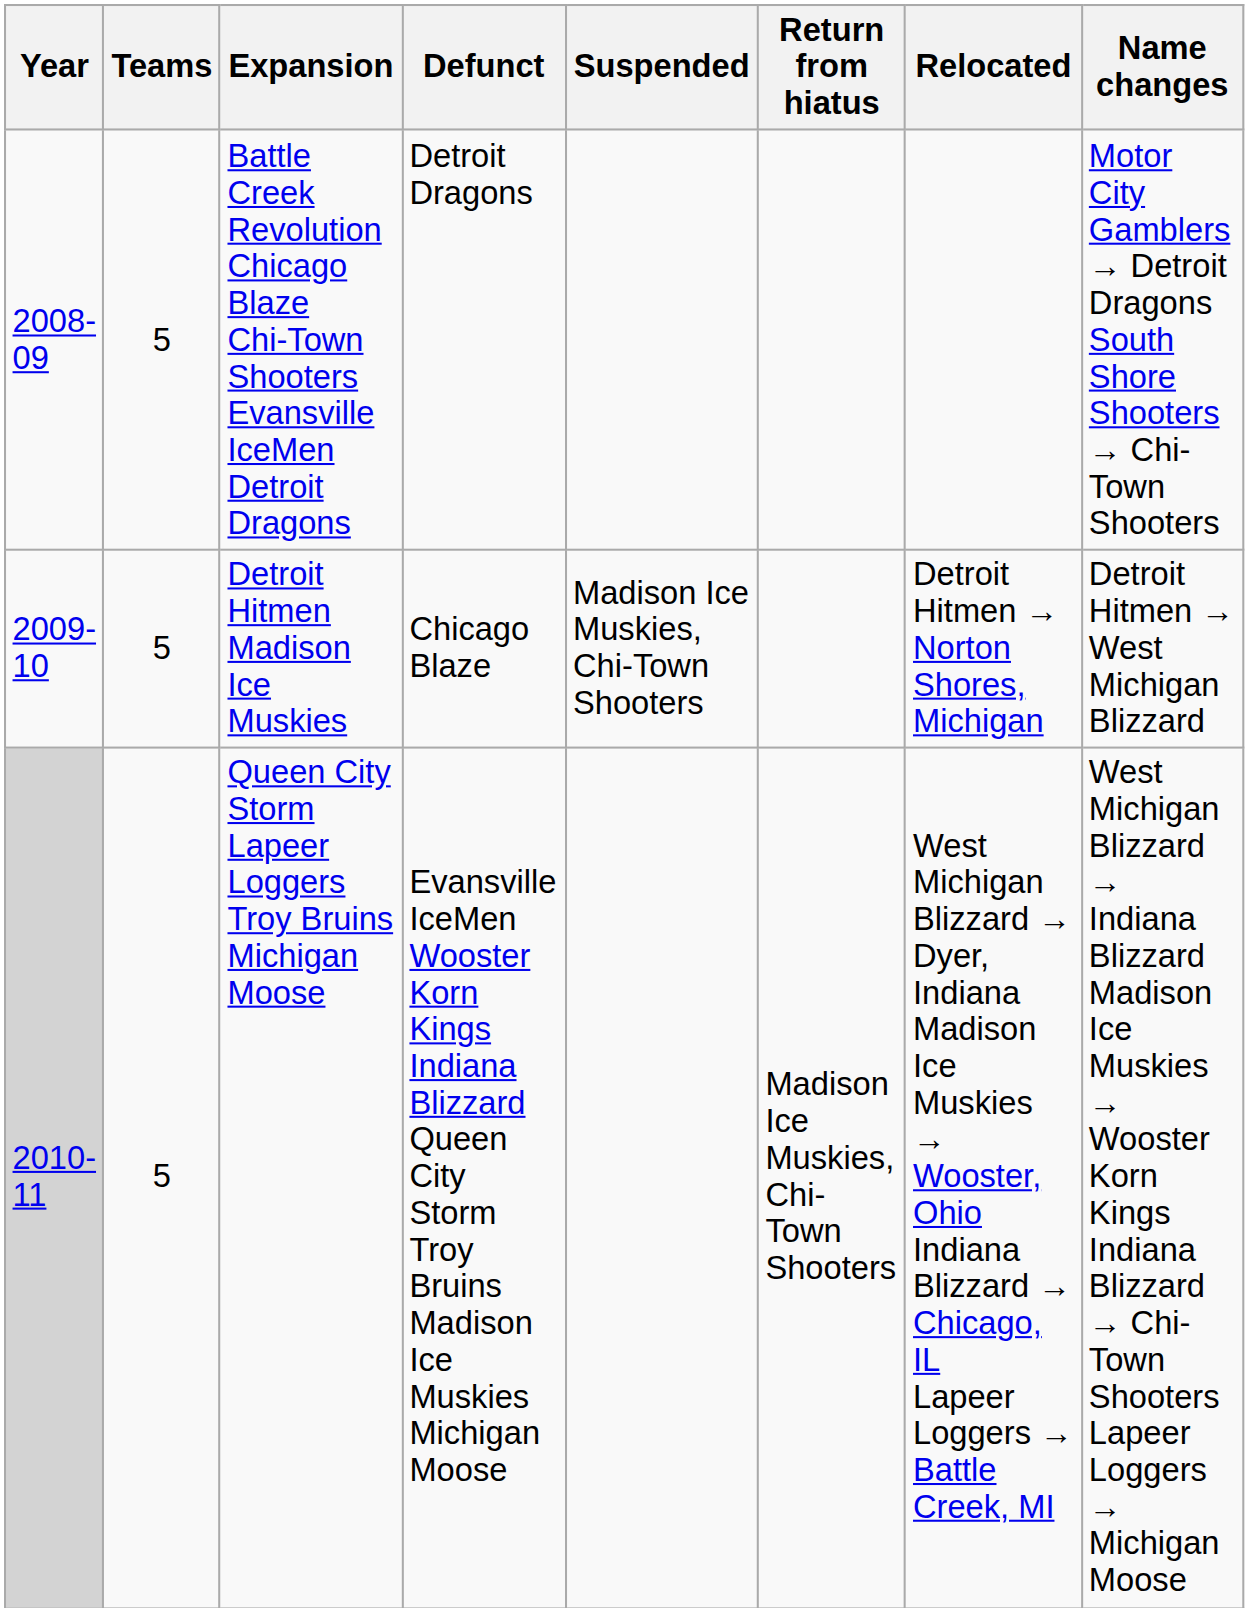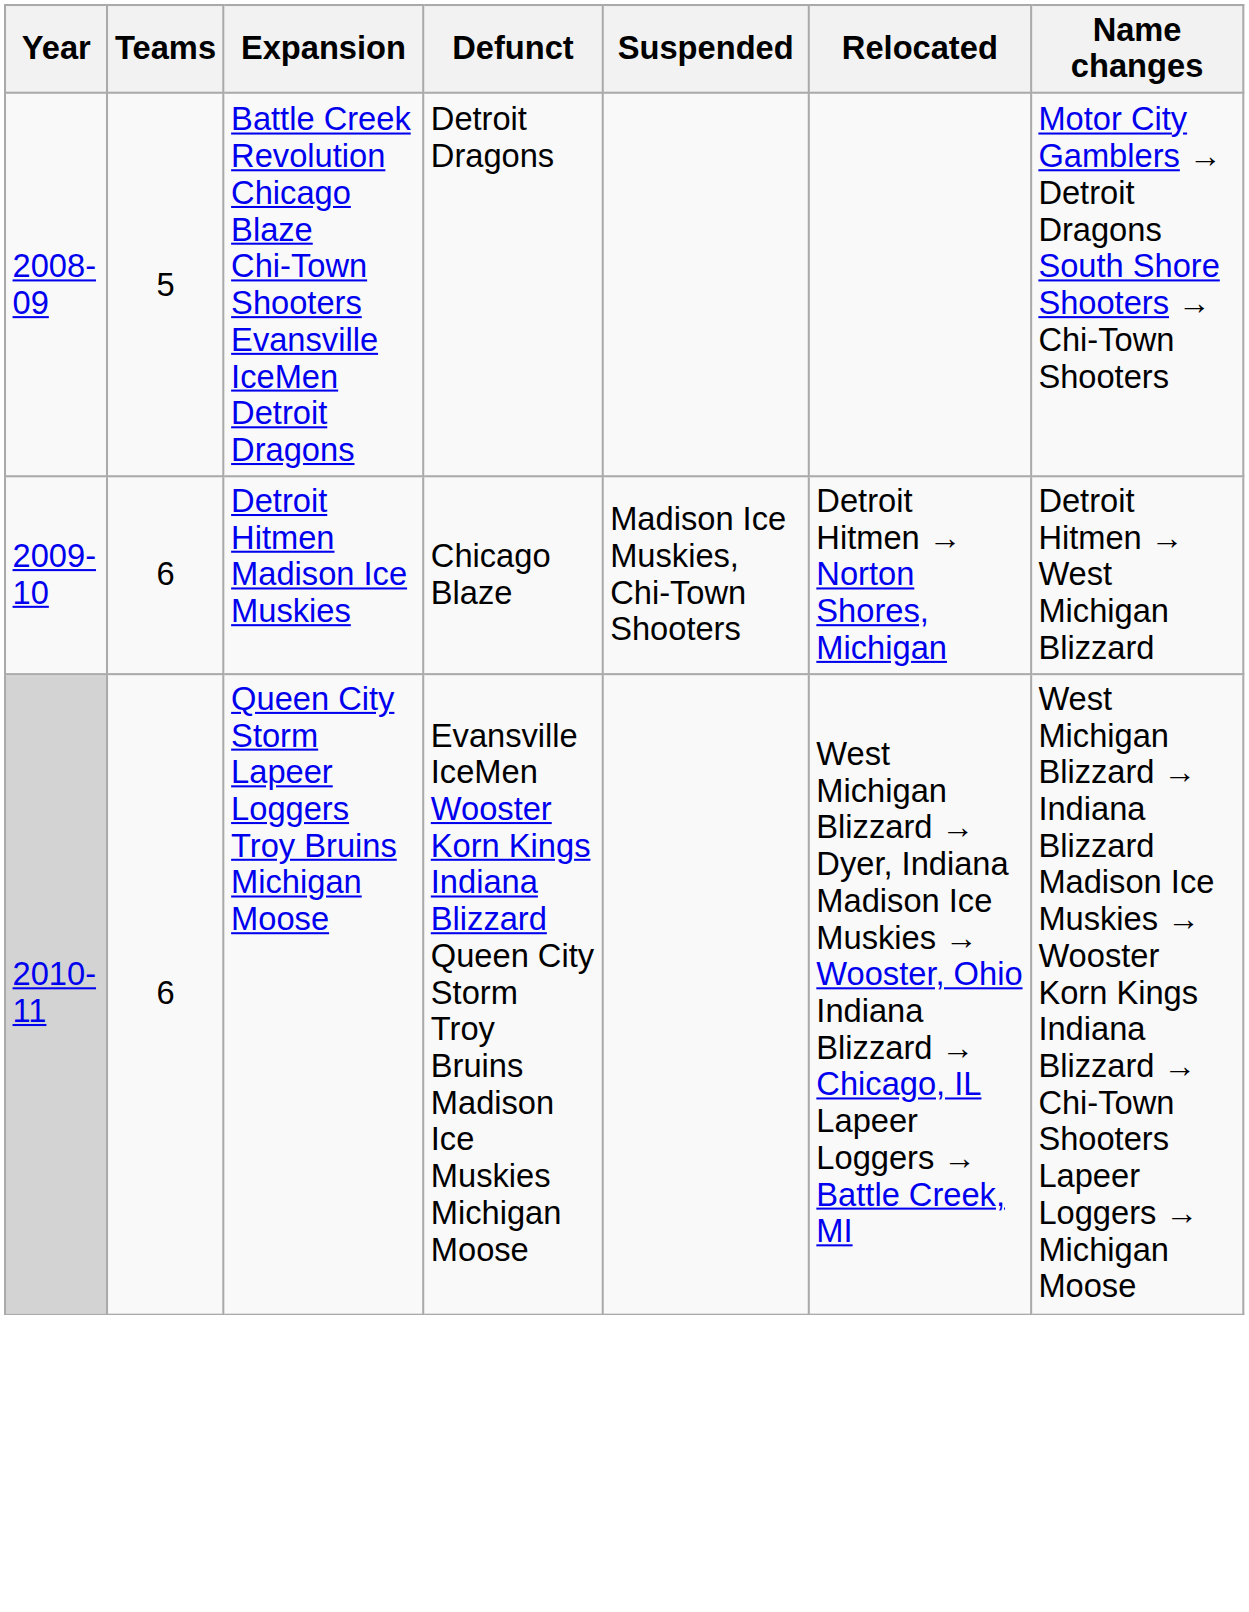- column: (832, 67)
(162, 647) 5 -> (166, 574) 6
(162, 1177) 5 -> (166, 993) 6
